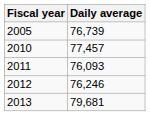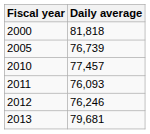+ row: (19, 31)
